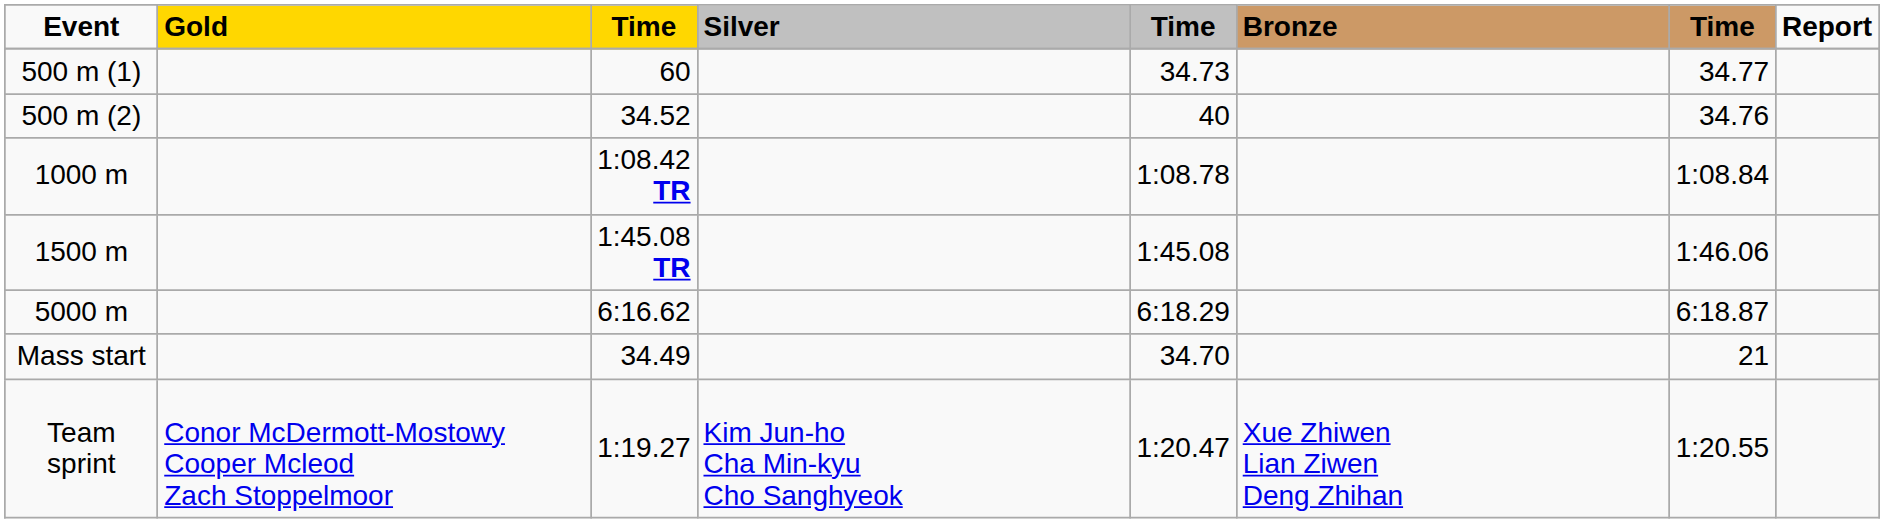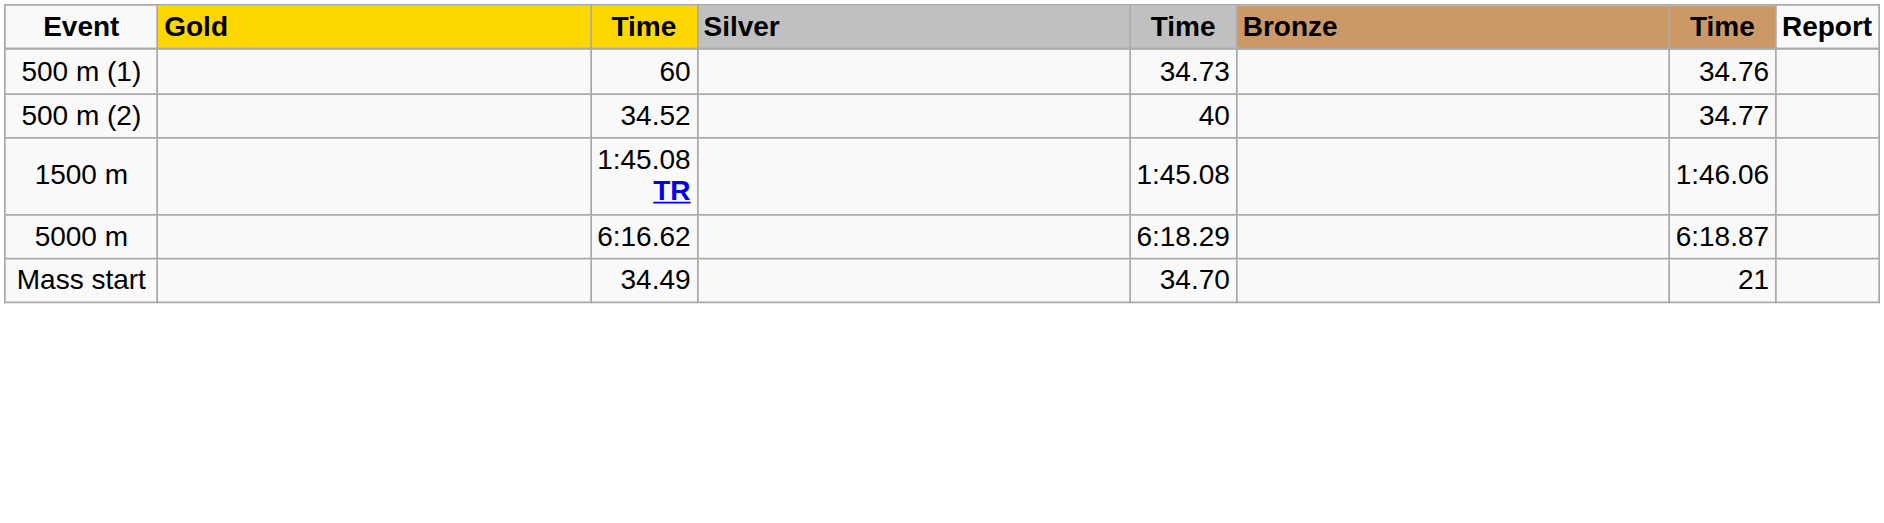(1734, 71) 34.77 -> (1734, 71) 34.76
(1734, 115) 34.76 -> (1734, 115) 34.77
- row: (81, 175)
- row: (81, 447)
